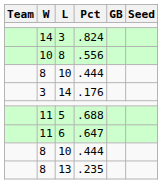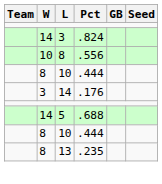(46, 115) 11 -> (46, 115) 14
- row: (61, 134)
